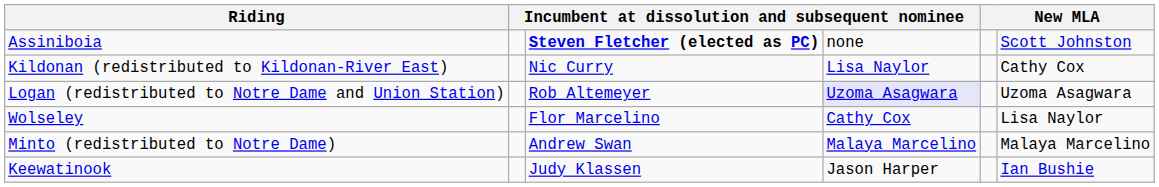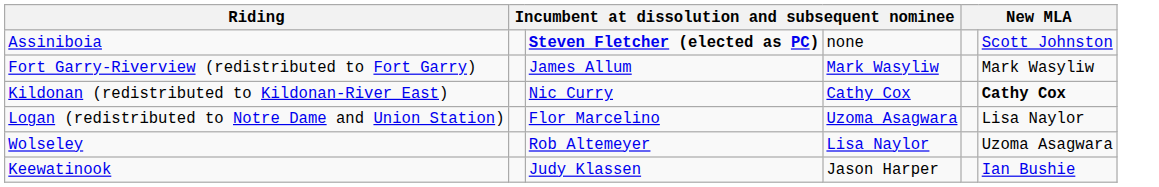+ row: (242, 68)
(878, 68) Lisa Naylor -> (869, 94) Cathy Cox
(1043, 68) normal -> (1024, 94) bold
(590, 94) Rob Altemeyer -> (594, 119) Flor Marcelino
(892, 94) lavender background -> (892, 119) no background
(1066, 94) Uzoma Asagwara -> (1033, 119) Lisa Naylor
(594, 119) Flor Marcelino -> (590, 144) Rob Altemeyer
(869, 119) Cathy Cox -> (878, 144) Lisa Naylor
(1052, 119) Lisa Naylor -> (1047, 144) Uzoma Asagwara
- row: (172, 144)
